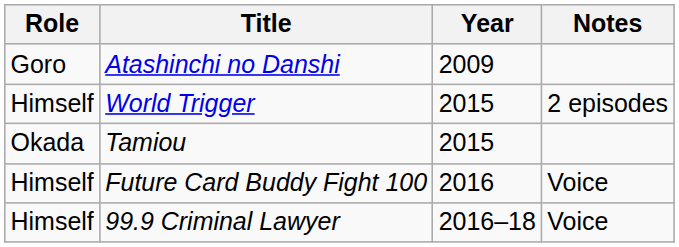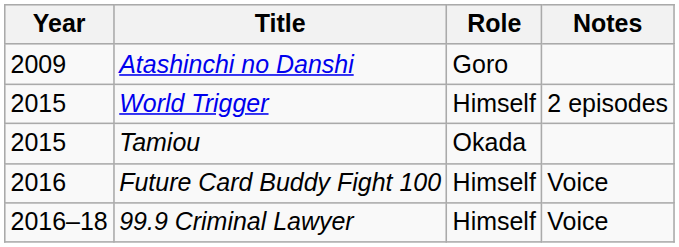columns swapped: (487, 24) <-> (52, 24)
